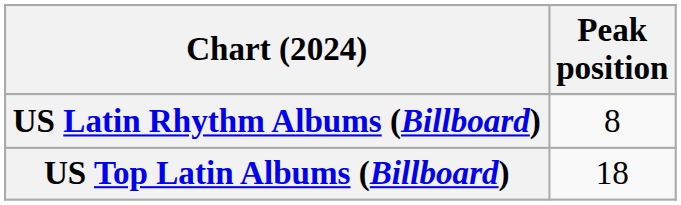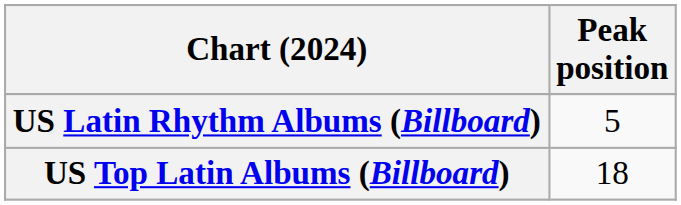(612, 120) 8 -> (612, 120) 5
